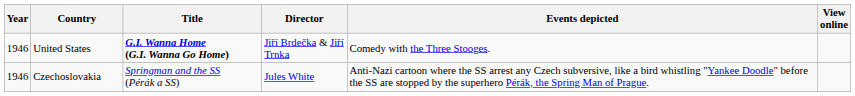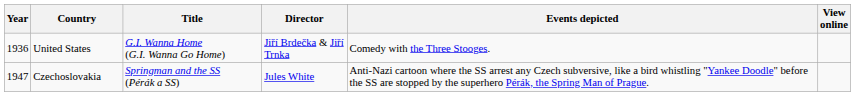(18, 48) 1946 -> (18, 48) 1936
(177, 48) bold -> (175, 48) normal
(18, 77) 1946 -> (18, 77) 1947
